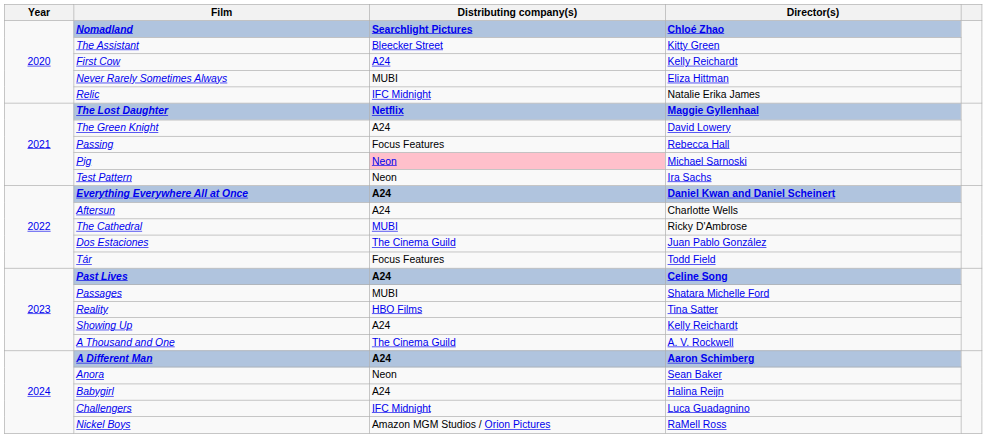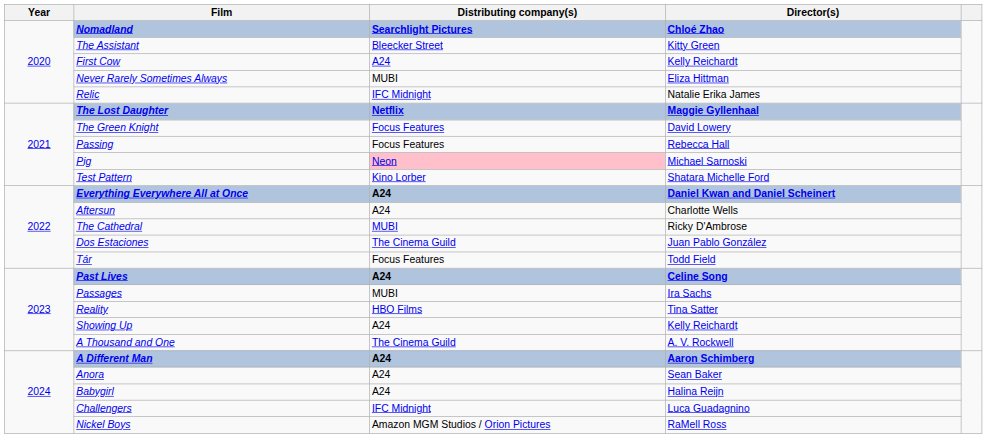(381, 128) A24 -> (408, 128) Focus Features
(384, 177) Neon -> (399, 177) Kino Lorber
(690, 177) Ira Sachs -> (718, 177) Shatara Michelle Ford
(718, 293) Shatara Michelle Ford -> (690, 293) Ira Sachs
(384, 375) Neon -> (381, 375) A24
